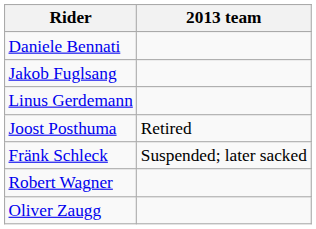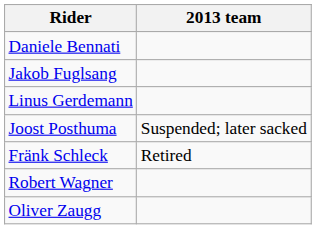(166, 127) Retired -> (224, 127) Suspended; later sacked
(224, 155) Suspended; later sacked -> (166, 155) Retired
